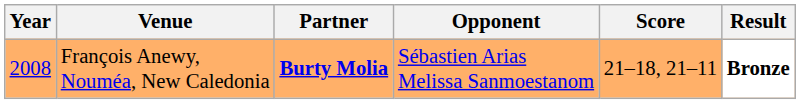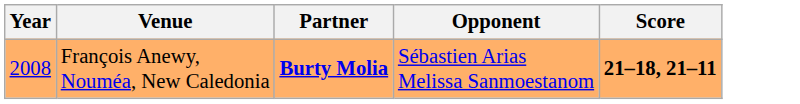- column: (758, 21)
(660, 68) normal -> (660, 68) bold
